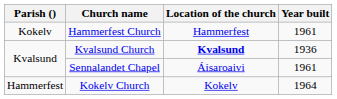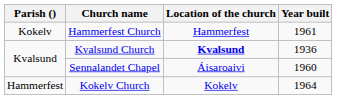(305, 67) 1961 -> (305, 67) 1960
